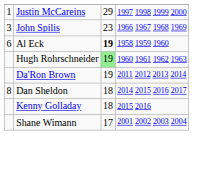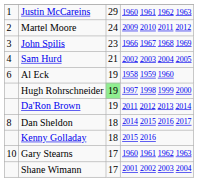(152, 12) 1997 1998 1999 2000 -> (157, 12) 1960 1961 1962 1963
+ row: (49, 28)
+ row: (41, 59)
(108, 43) bold -> (113, 75) normal
(152, 59) 1960 1961 1962 1963 -> (157, 91) 1997 1998 1999 2000
+ row: (47, 153)
